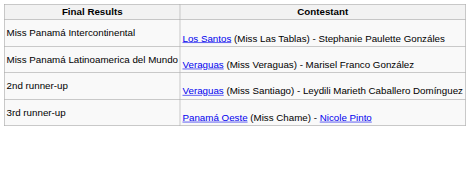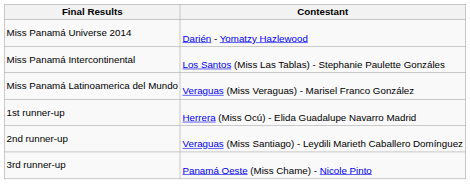+ row: (69, 33)
+ row: (36, 112)
